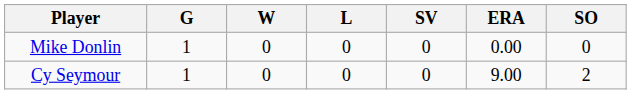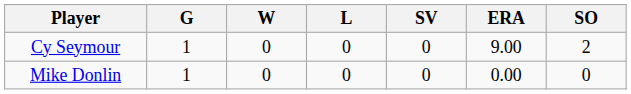rows swapped: (76, 74) <-> (76, 46)
